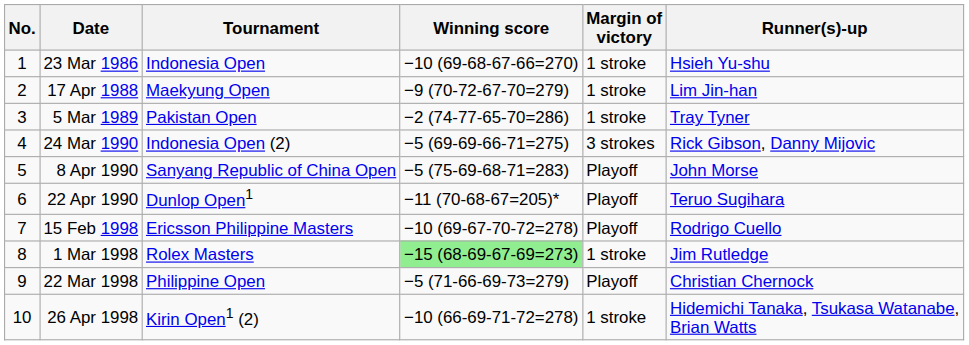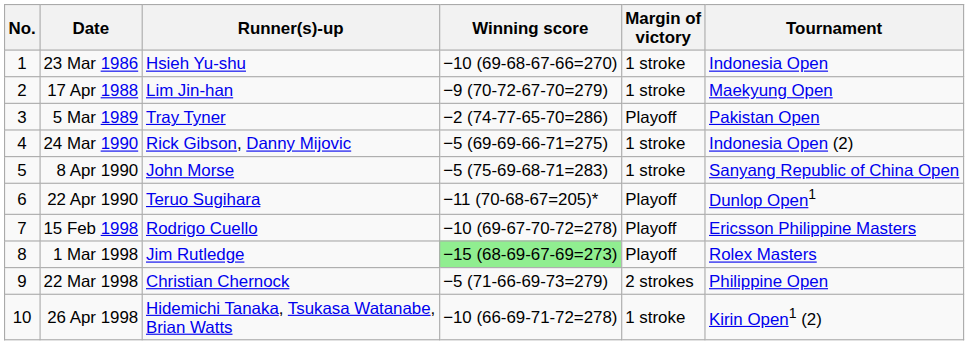columns swapped: (271, 28) <-> (815, 28)
(616, 117) 1 stroke -> (651, 117) Playoff
(620, 144) 3 strokes -> (655, 144) 1 stroke
(612, 171) Playoff -> (655, 171) 1 stroke
(616, 254) 1 stroke -> (651, 254) Playoff
(612, 281) Playoff -> (660, 281) 2 strokes
